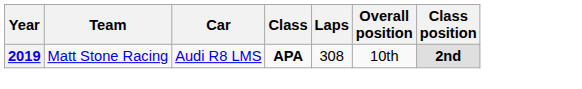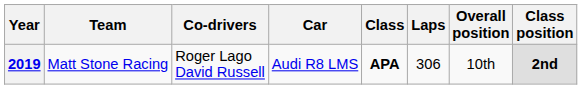+ column: (220, 25)
(332, 56) 308 -> (428, 64) 306
